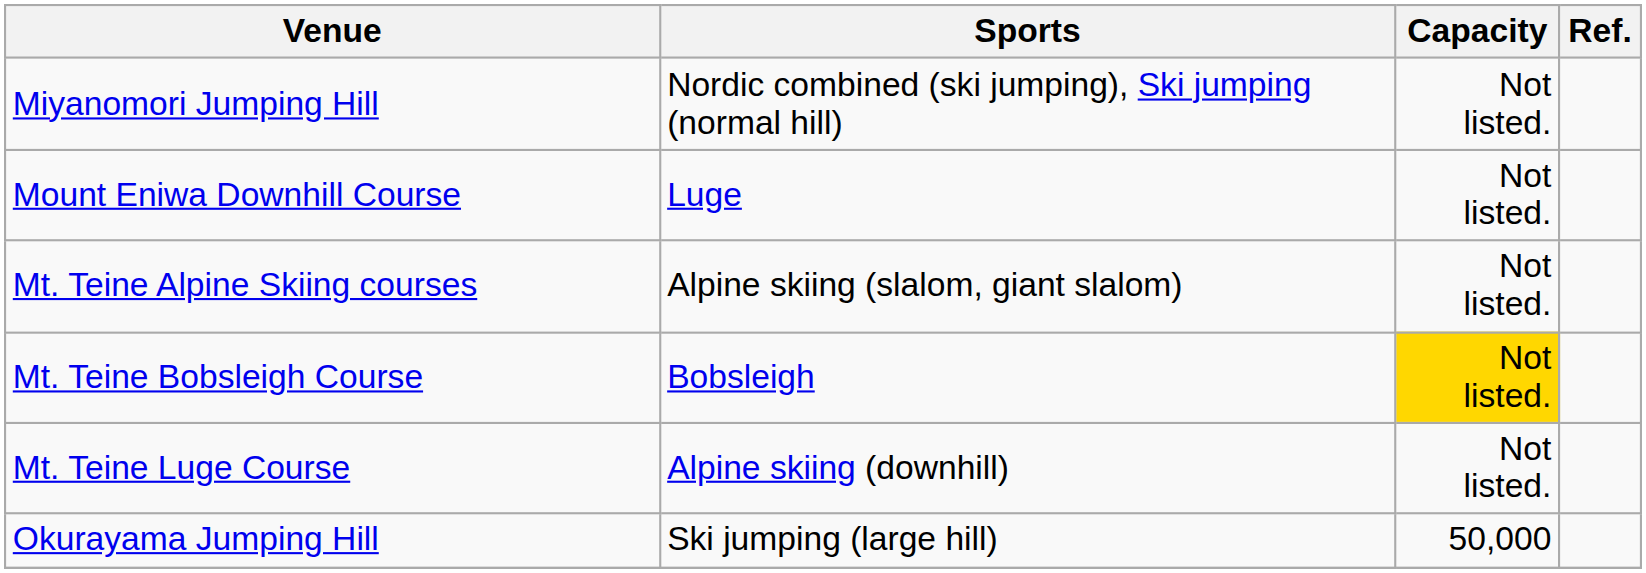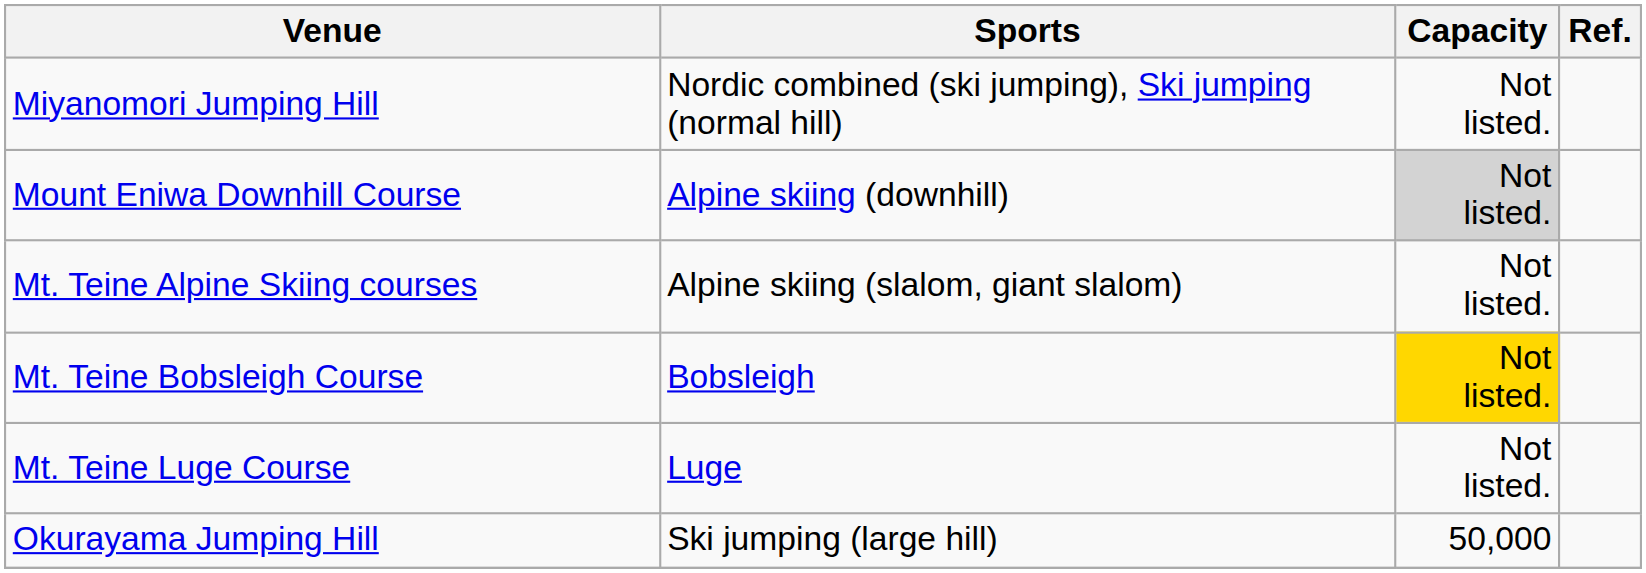(705, 194) Luge -> (838, 194) Alpine skiing (downhill)
(1507, 194) no background -> (1507, 194) lightgrey background
(838, 467) Alpine skiing (downhill) -> (705, 467) Luge
